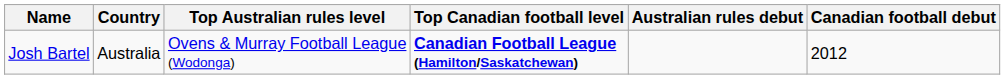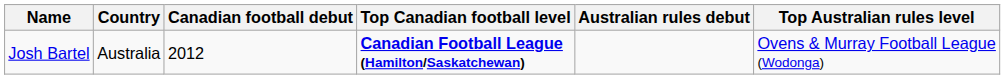columns swapped: (287, 18) <-> (903, 18)
